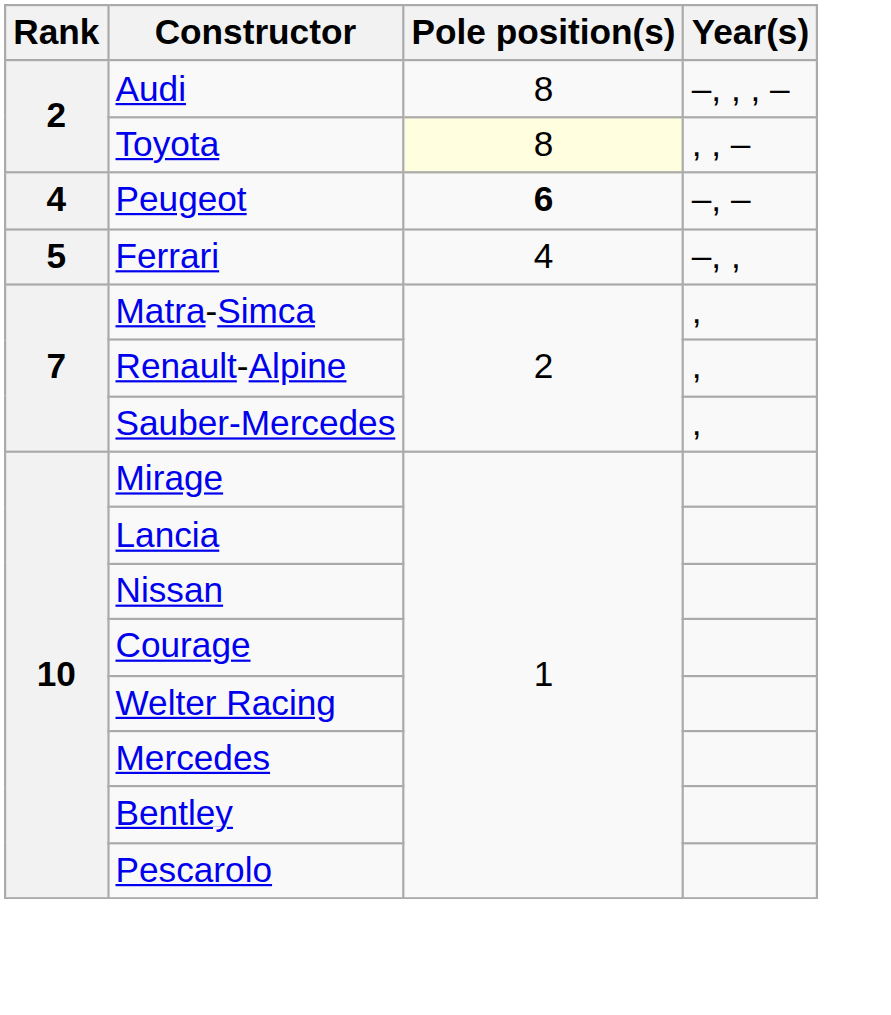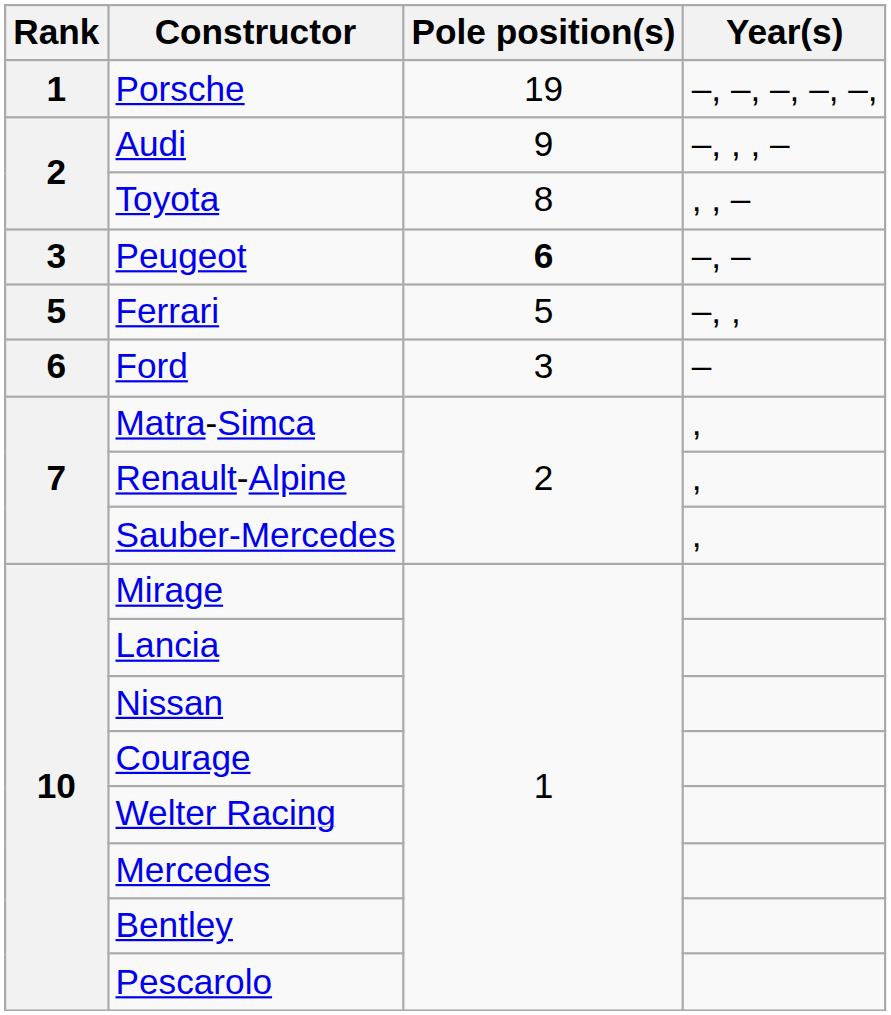+ row: (180, 88)
(544, 88) 8 -> (544, 144) 9
(544, 144) lightyellow background -> (544, 199) no background
(56, 199) 4 -> (56, 255) 3
(544, 255) 4 -> (544, 311) 5
+ row: (152, 367)
